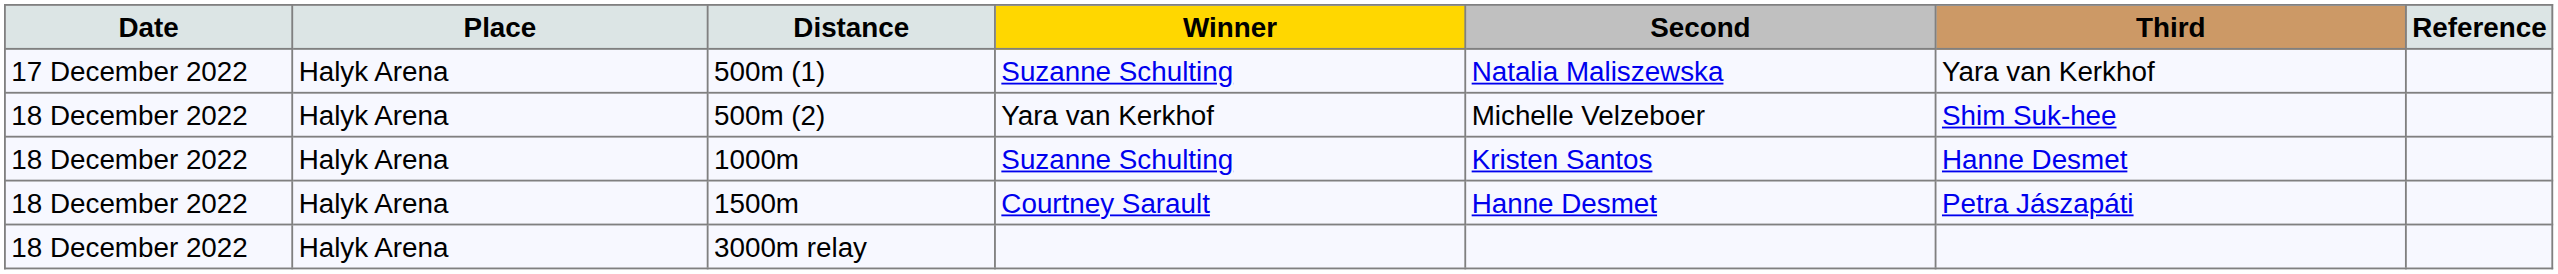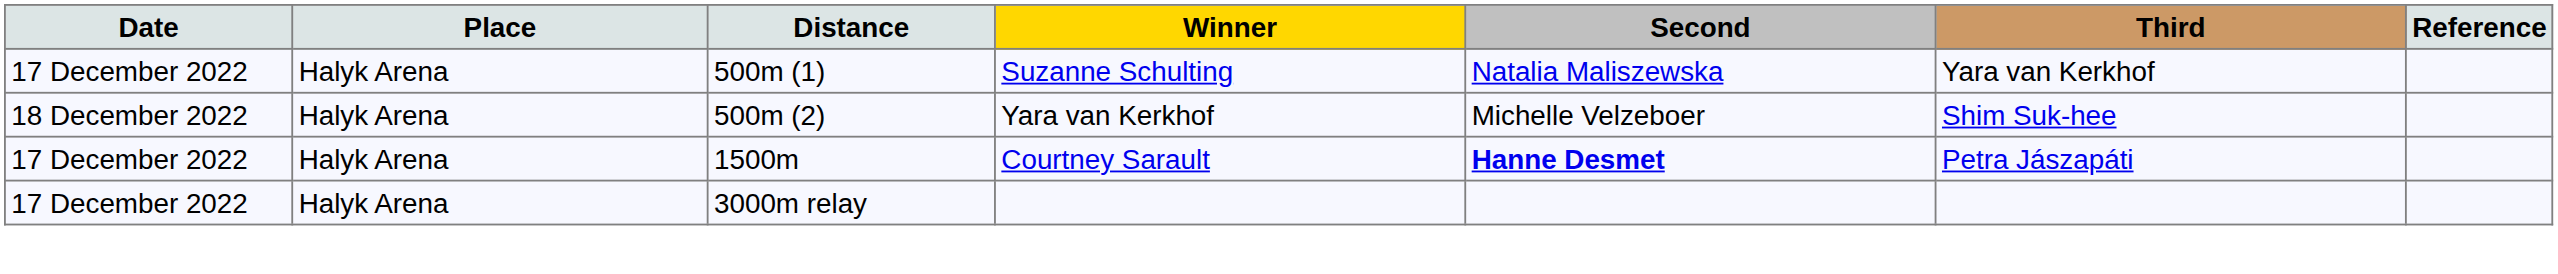- row: (757, 159)
(130, 203) 18 December 2022 -> (130, 159) 17 December 2022
(1564, 203) normal -> (1568, 159) bold
(130, 246) 18 December 2022 -> (130, 203) 17 December 2022
